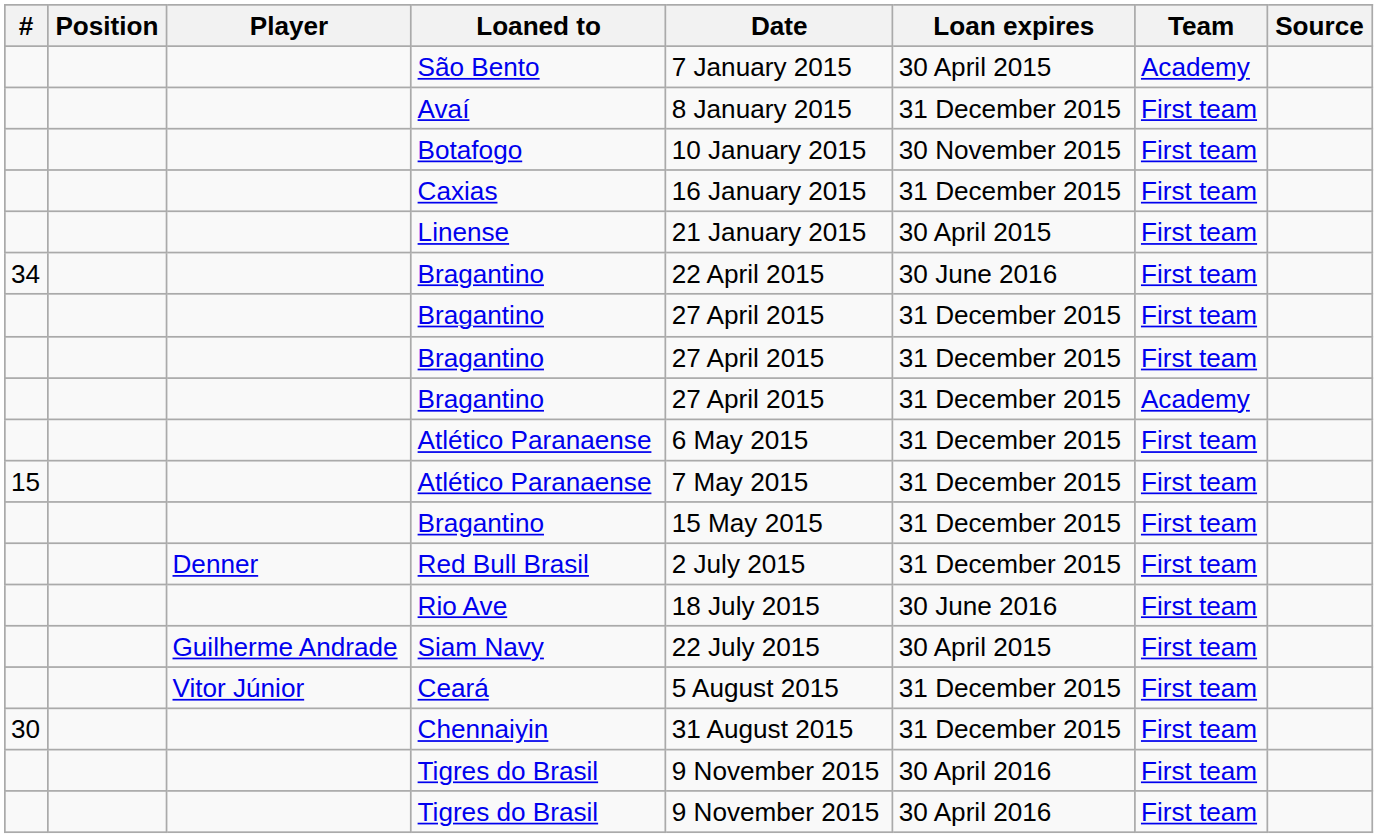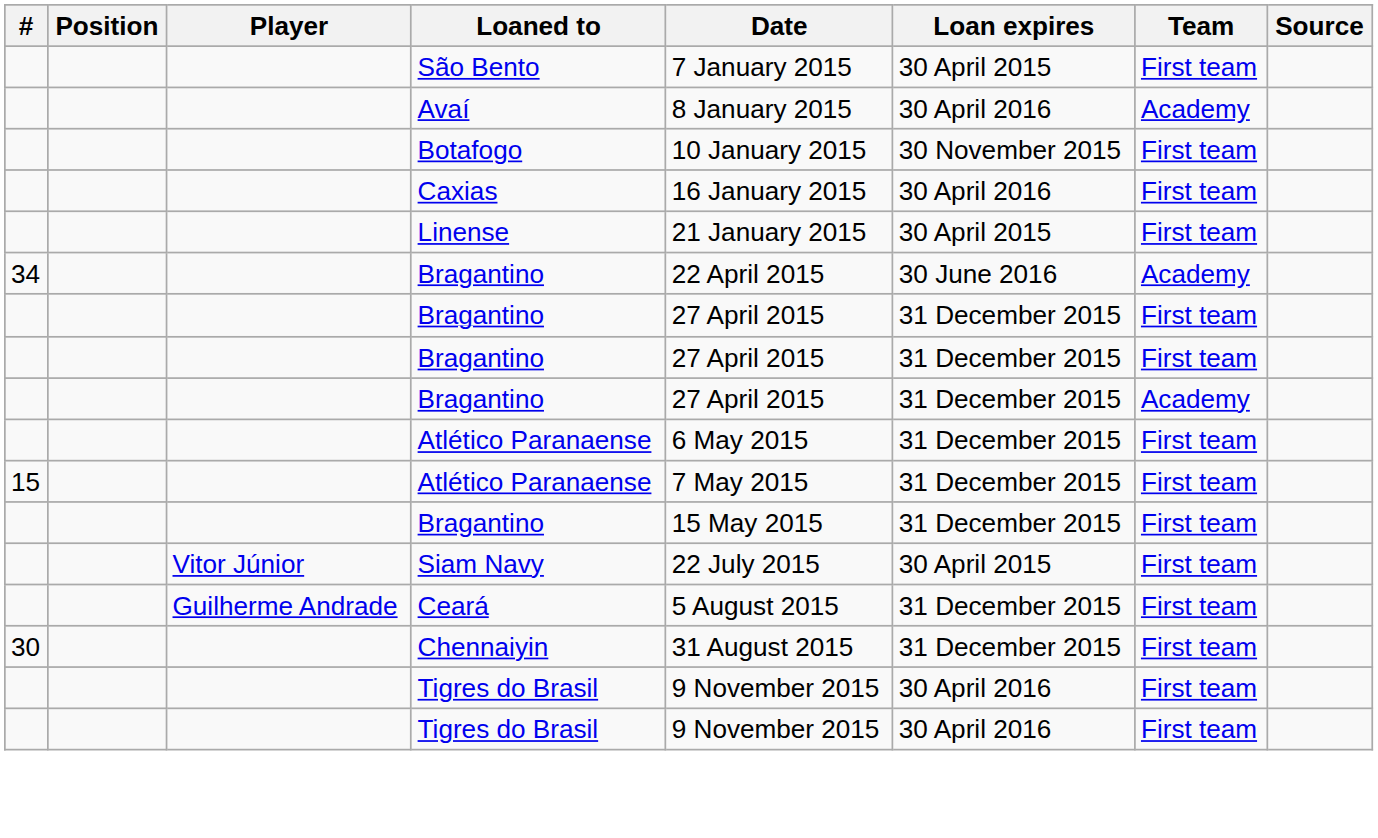(1195, 67) Academy -> (1199, 67) First team
(1010, 109) 31 December 2015 -> (975, 109) 30 April 2016
(1199, 109) First team -> (1195, 109) Academy
(1010, 191) 31 December 2015 -> (975, 191) 30 April 2016
(1199, 274) First team -> (1195, 274) Academy
- row: (26, 564)
- row: (26, 605)
(285, 647) Guilherme Andrade -> (238, 564) Vitor Júnior
(238, 688) Vitor Júnior -> (285, 605) Guilherme Andrade
